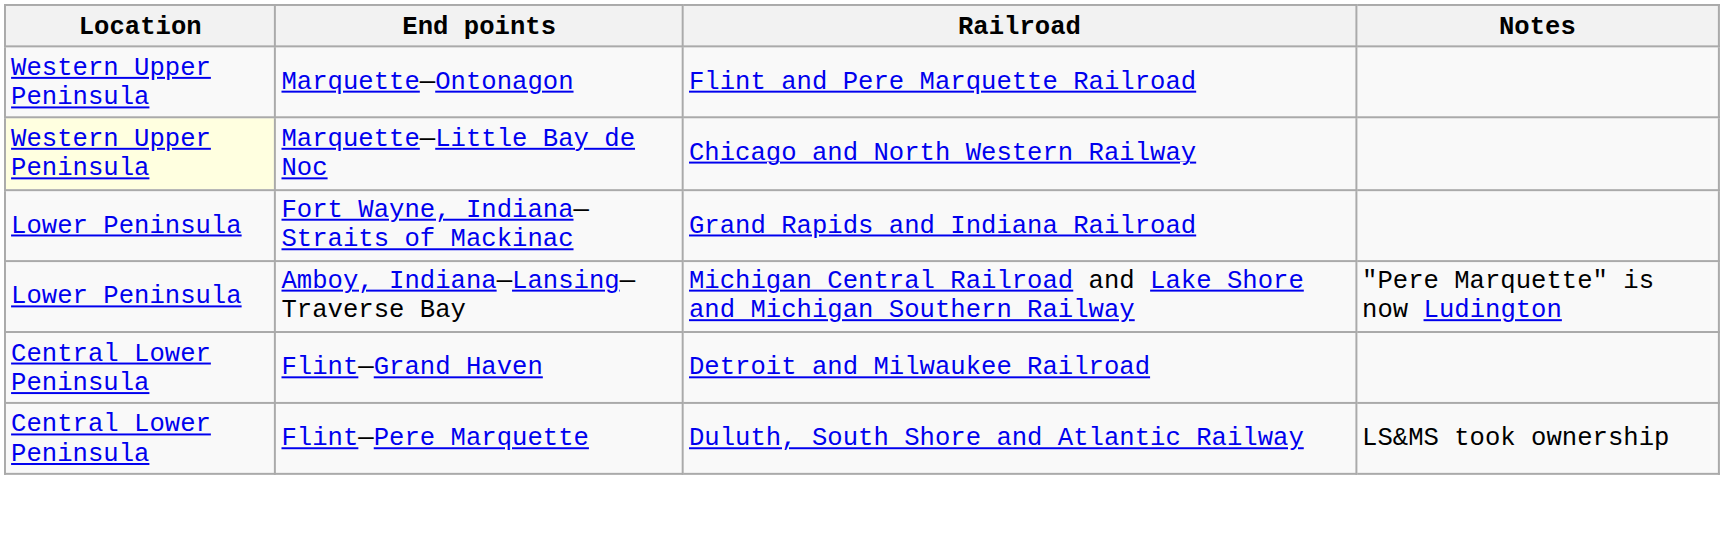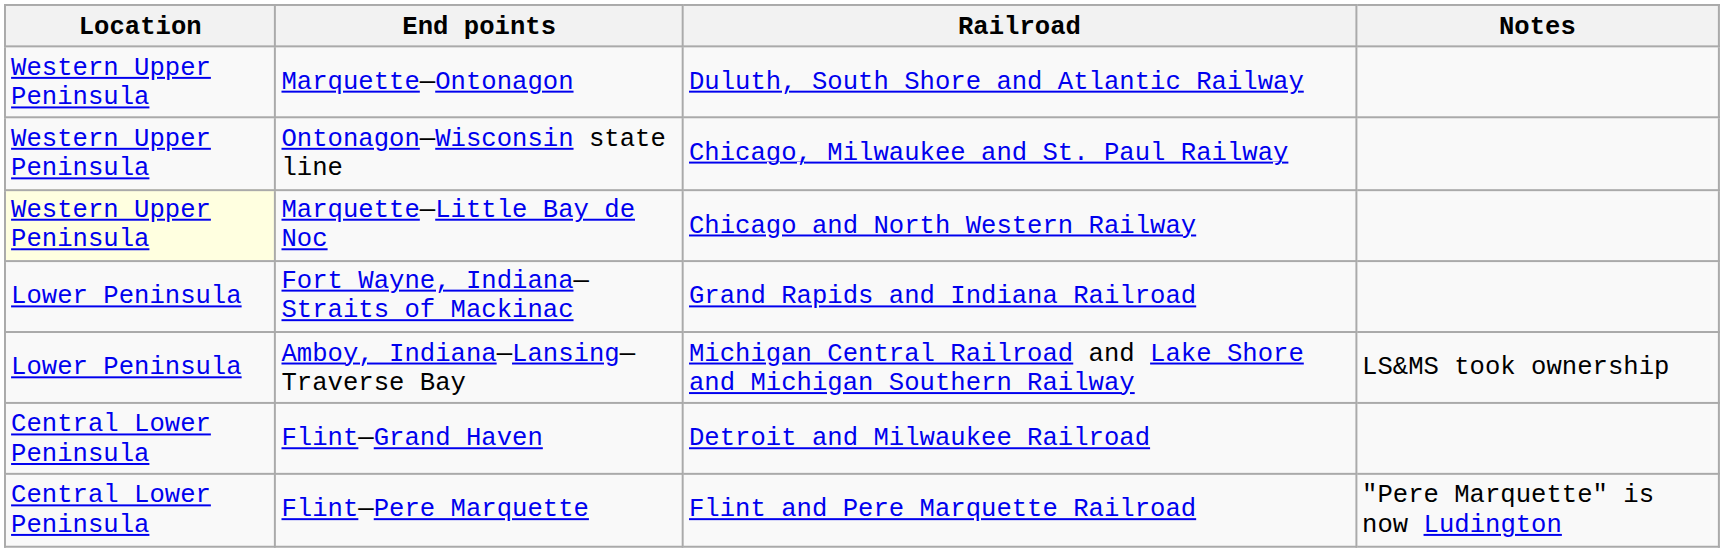(943, 82) Flint and Pere Marquette Railroad -> (996, 82) Duluth, South Shore and Atlantic Railway
+ row: (474, 154)
(1508, 296) "Pere Marquette" is now Ludington -> (1516, 368) LS&MS took ownership
(996, 439) Duluth, South Shore and Atlantic Railway -> (943, 510) Flint and Pere Marquette Railroad
(1516, 439) LS&MS took ownership -> (1508, 510) "Pere Marquette" is now Ludington
